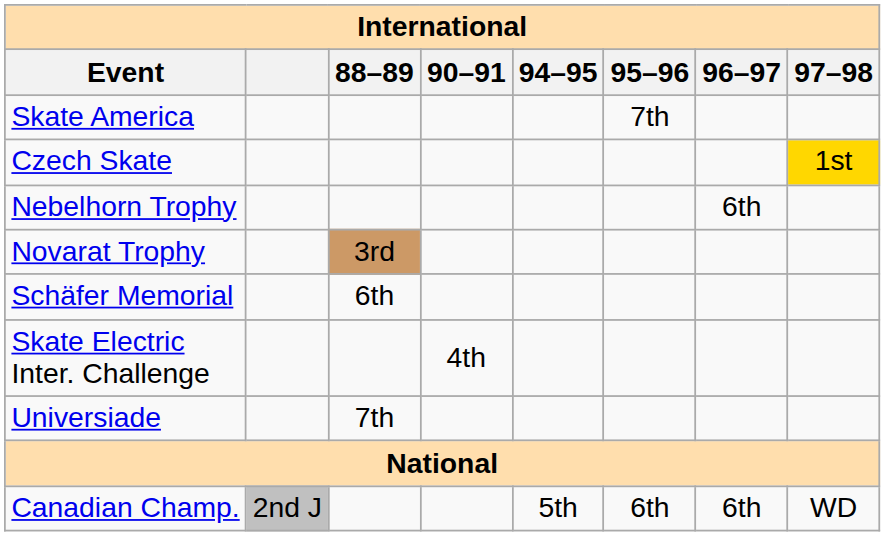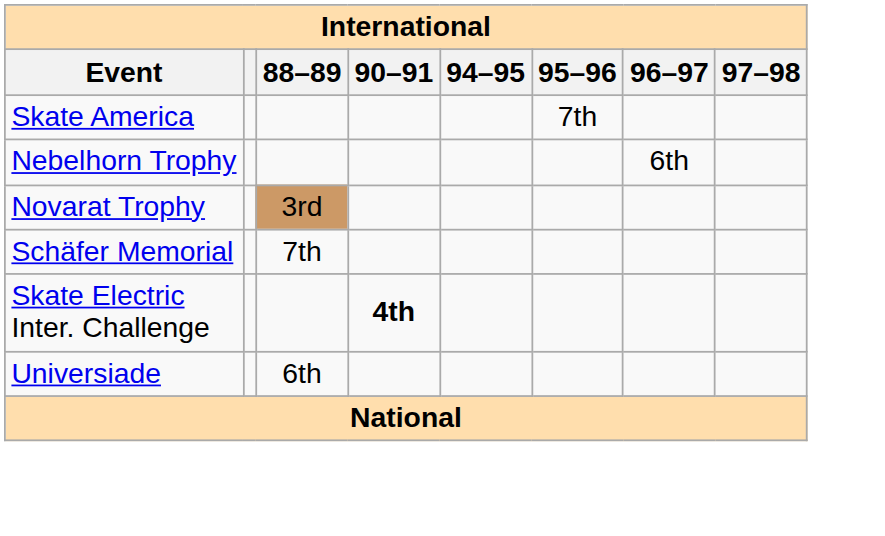- row: (92, 161)
(374, 296) 6th -> (302, 251) 7th
(466, 357) normal -> (394, 312) bold
(374, 418) 7th -> (302, 373) 6th
- row: (126, 507)
